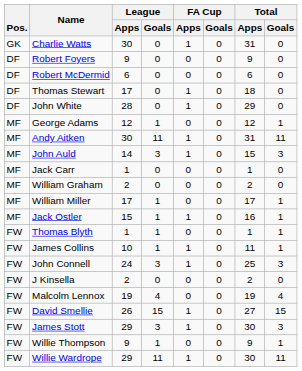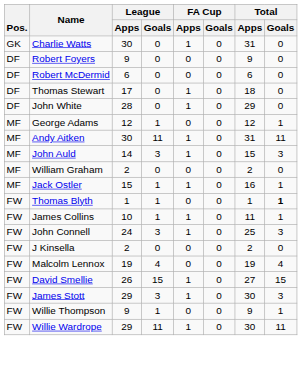- row: (53, 169)
- row: (61, 201)
(281, 232) normal -> (281, 201) bold
